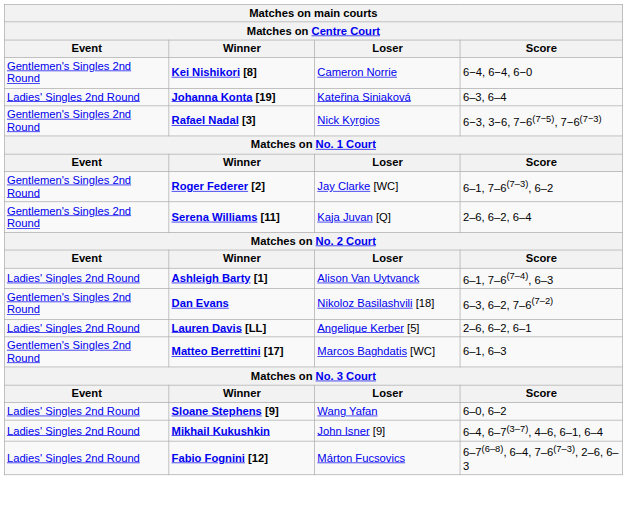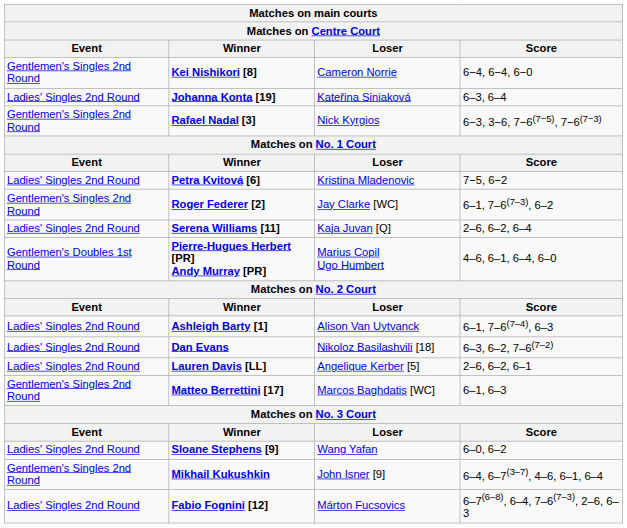+ row: (216, 180)
(69, 217) Gentlemen's Singles 2nd Round -> (73, 228) Ladies' Singles 2nd Round
+ row: (231, 259)
(69, 304) Gentlemen's Singles 2nd Round -> (73, 347) Ladies' Singles 2nd Round
(73, 431) Ladies' Singles 2nd Round -> (69, 474) Gentlemen's Singles 2nd Round
